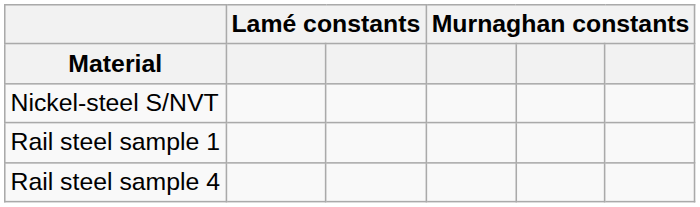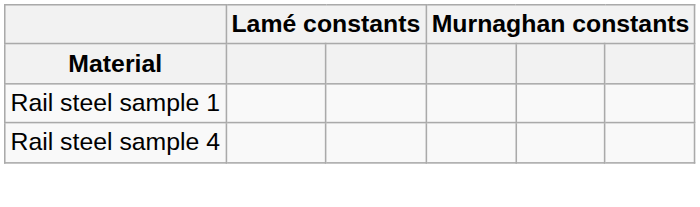- row: (115, 102)
